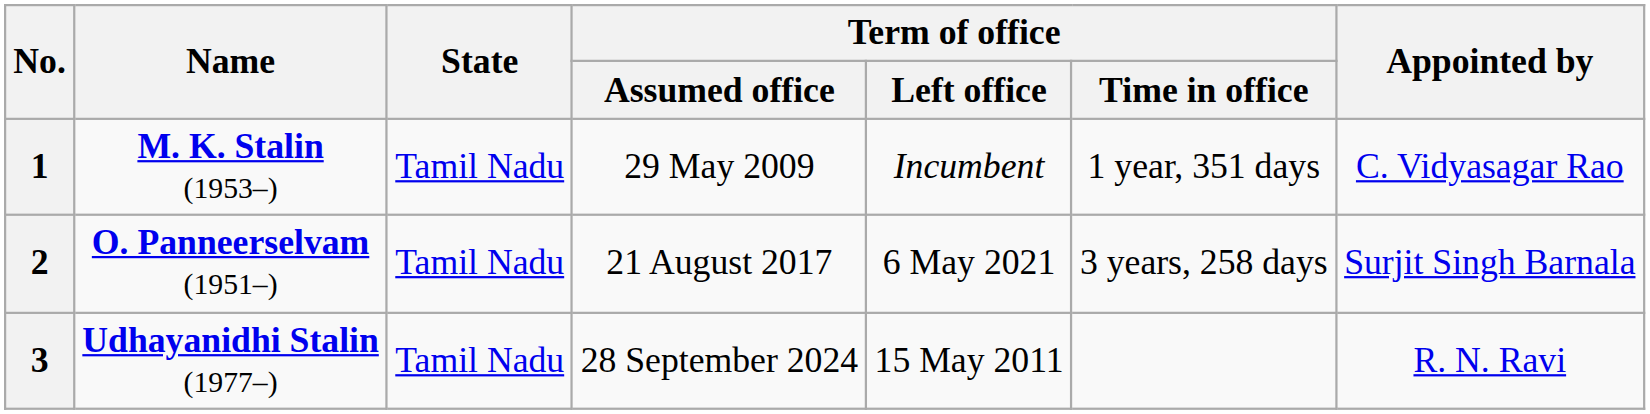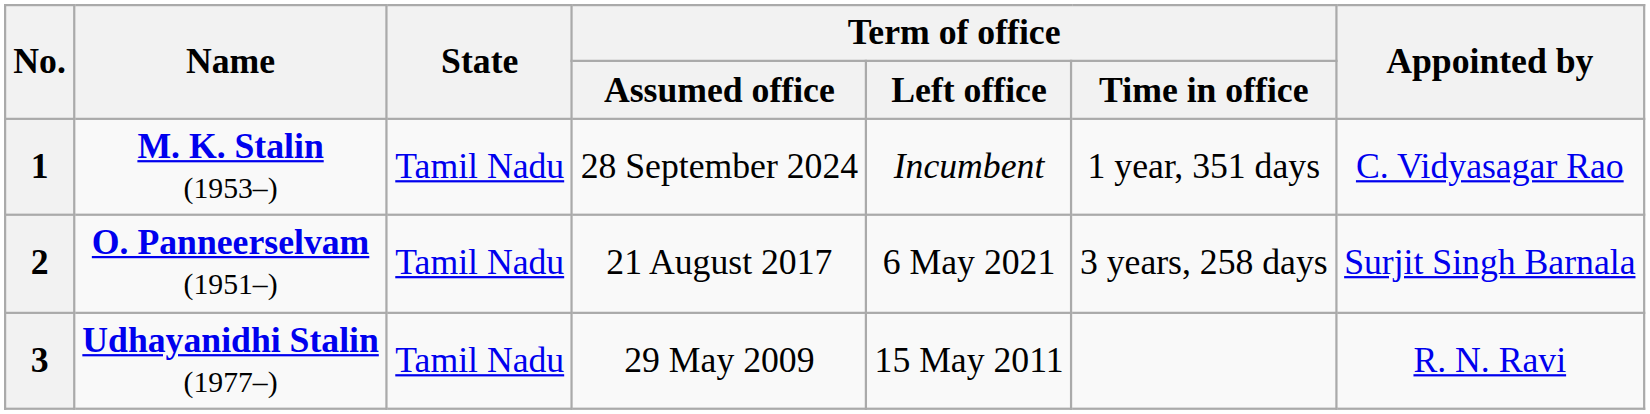(719, 166) 29 May 2009 -> (719, 166) 28 September 2024
(719, 359) 28 September 2024 -> (719, 359) 29 May 2009
